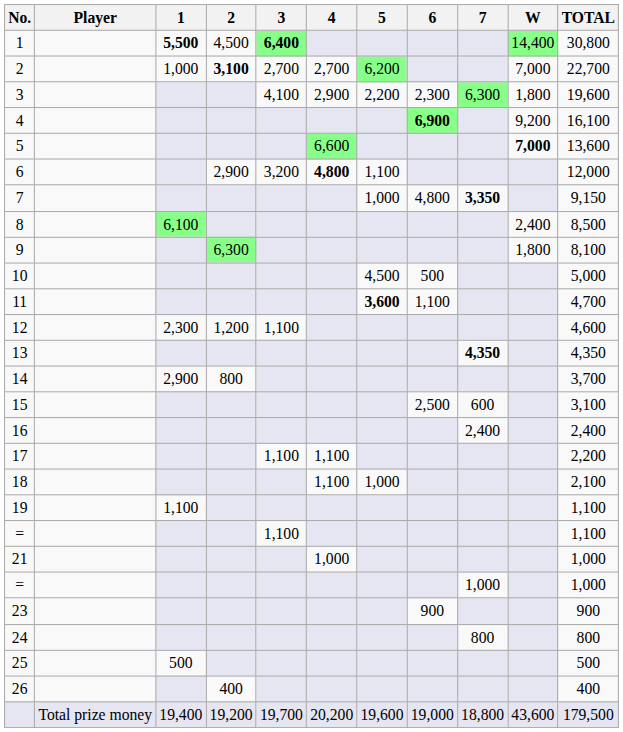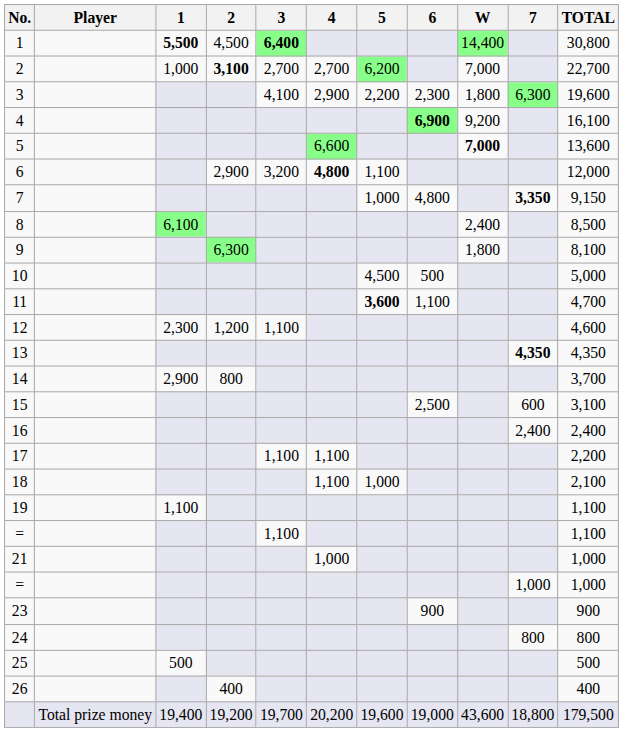columns swapped: (483, 17) <-> (533, 17)
